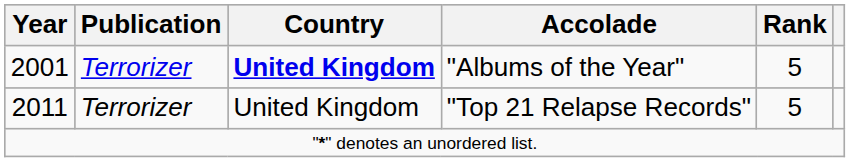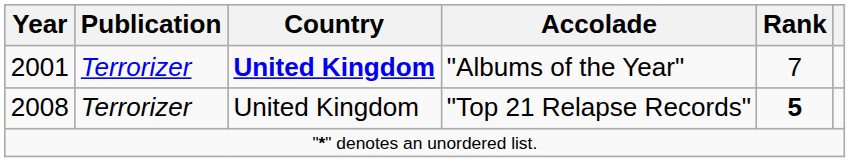(795, 66) 5 -> (795, 66) 7
(40, 107) 2011 -> (40, 107) 2008
(795, 107) normal -> (795, 107) bold
